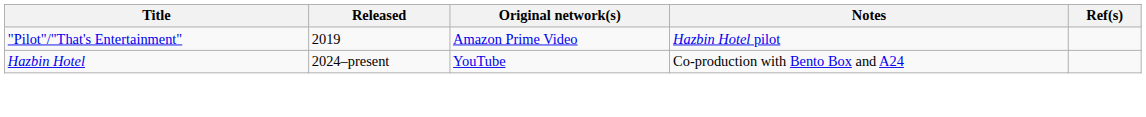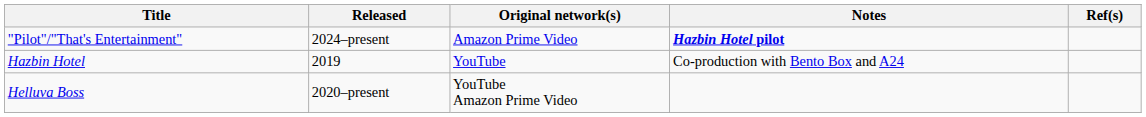(326, 38) 2019 -> (351, 38) 2024–present
(727, 38) normal -> (729, 38) bold
(351, 61) 2024–present -> (326, 61) 2019
+ row: (46, 92)
